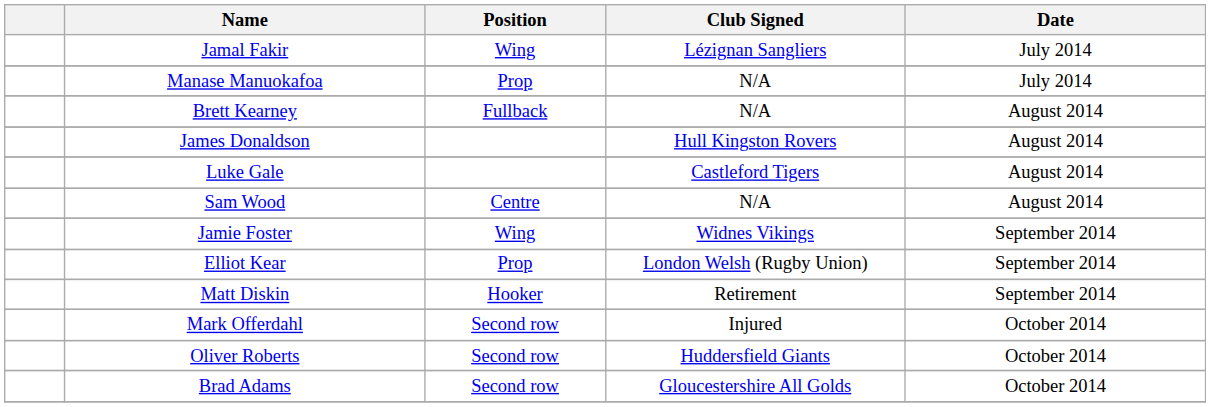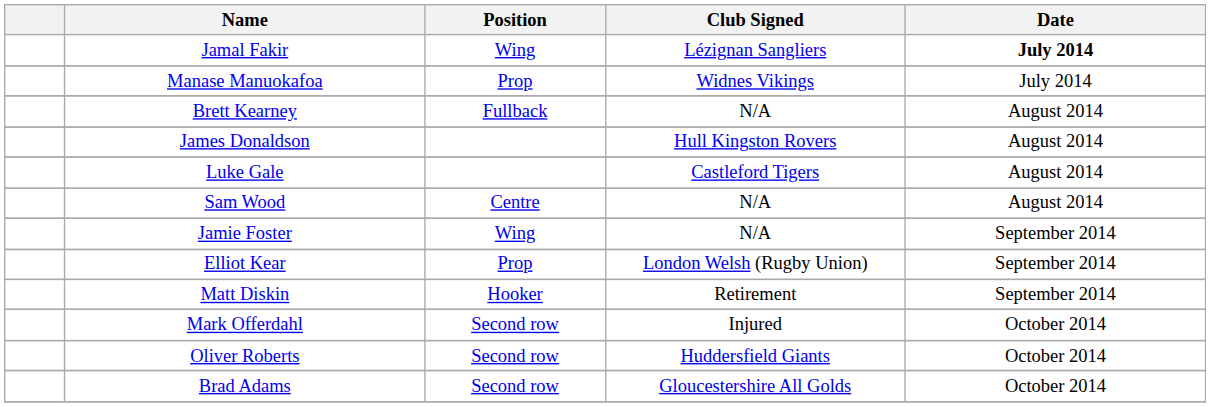(1055, 49) normal -> (1055, 49) bold
(755, 80) N/A -> (755, 80) Widnes Vikings
(755, 232) Widnes Vikings -> (755, 232) N/A
